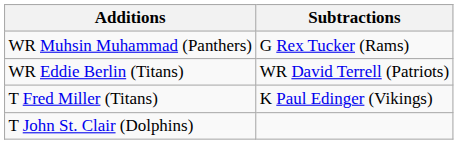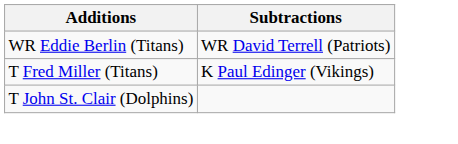- row: (130, 44)
